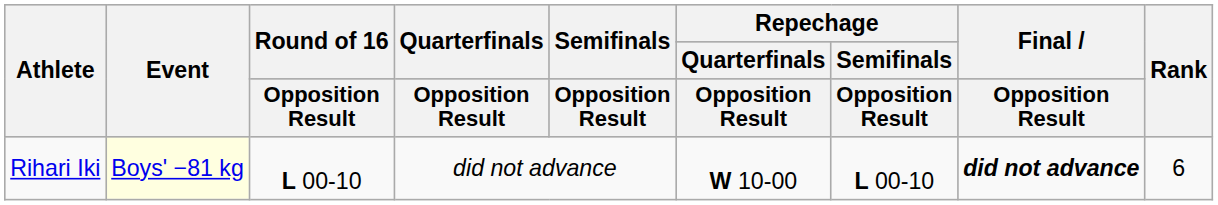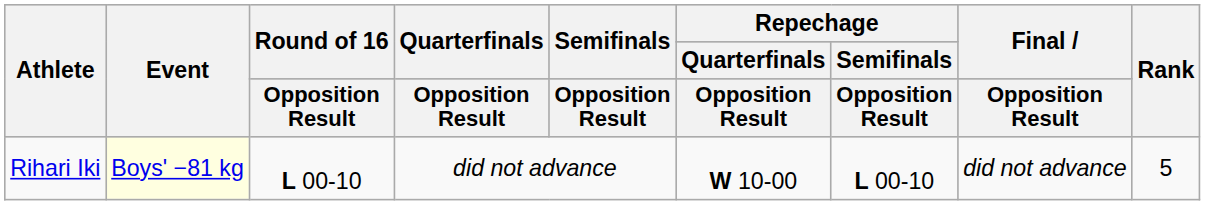(1051, 168) bold -> (1045, 168) normal
(1179, 168) 6 -> (1166, 168) 5
